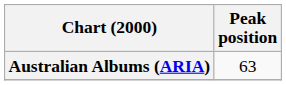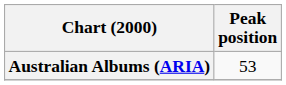(248, 65) 63 -> (248, 65) 53
